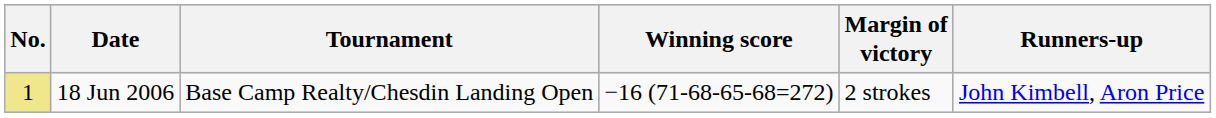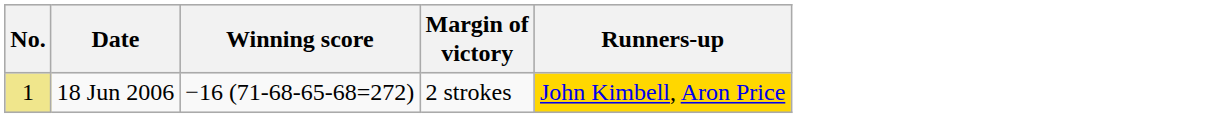- column: (389, 38)
(1082, 92) no background -> (663, 92) gold background
